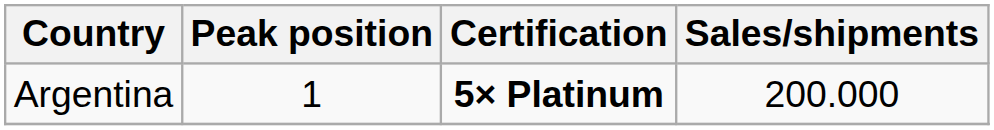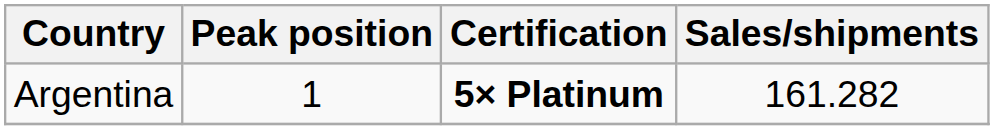(832, 93) 200.000 -> (832, 93) 161.282
